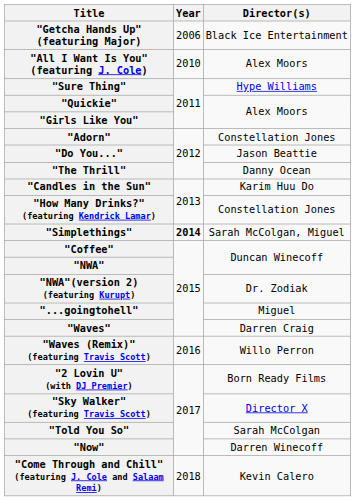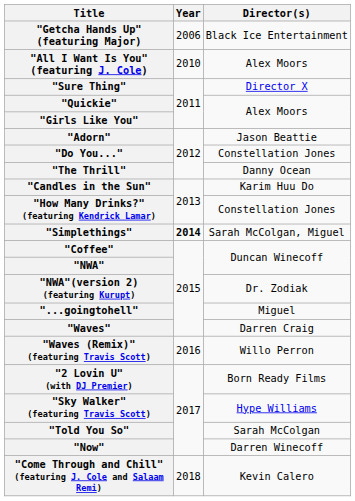(277, 87) Hype Williams -> (277, 87) Director X
(277, 137) Constellation Jones -> (277, 137) Jason Beattie
(277, 154) Jason Beattie -> (277, 154) Constellation Jones
(277, 408) Director X -> (277, 408) Hype Williams
